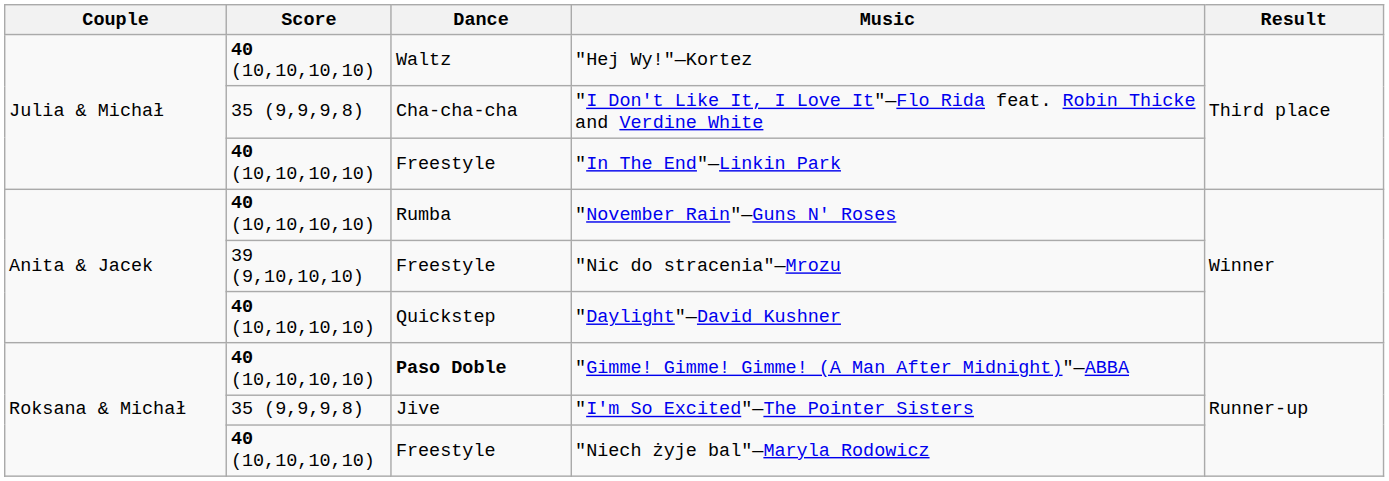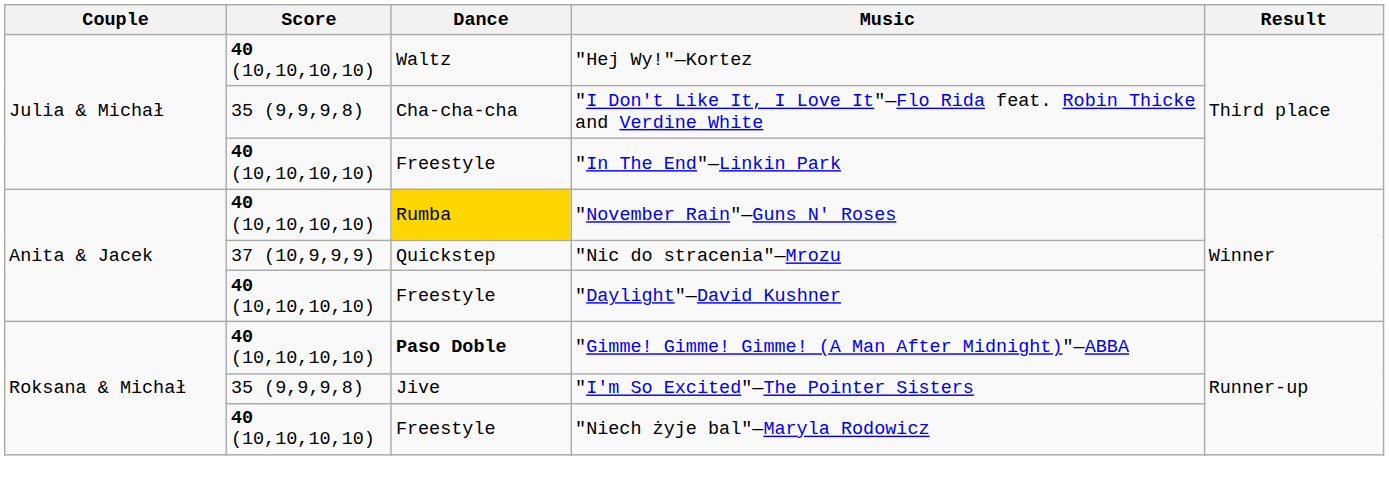(424, 215) no background -> (424, 215) gold background
(297, 266) 39 (9,10,10,10) -> (303, 255) 37 (10,9,9,9)
(446, 266) Freestyle -> (446, 255) Quickstep
(446, 317) Quickstep -> (446, 296) Freestyle
